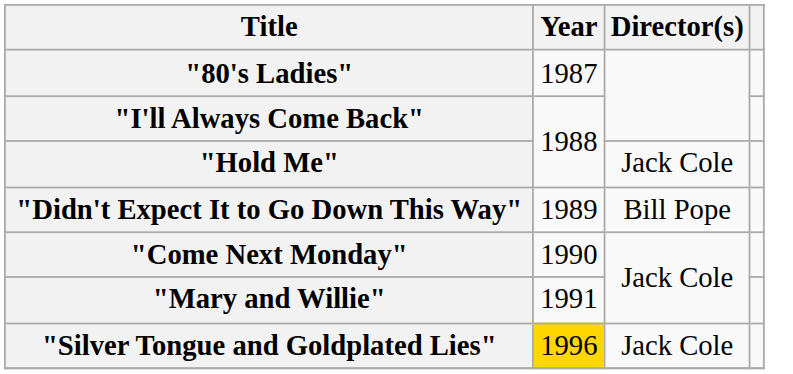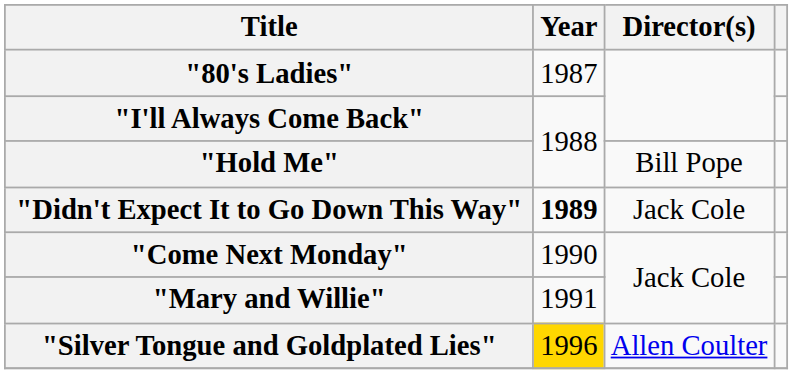(677, 163) Jack Cole -> (689, 163) Bill Pope
(569, 208) normal -> (569, 208) bold
(677, 208) Bill Pope -> (689, 208) Jack Cole
(677, 345) Jack Cole -> (689, 345) Allen Coulter
